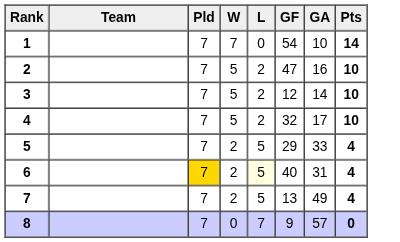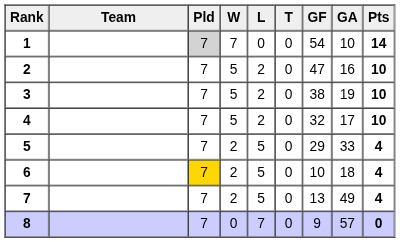+ column: (289, 17)
(204, 43) no background -> (204, 43) lightgrey background
(290, 95) 12 -> (317, 95) 38
(320, 95) 14 -> (347, 95) 19
(261, 172) lightyellow background -> (261, 172) no background
(290, 172) 40 -> (317, 172) 10
(320, 172) 31 -> (347, 172) 18
